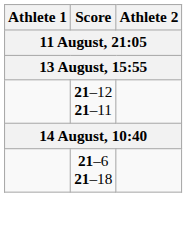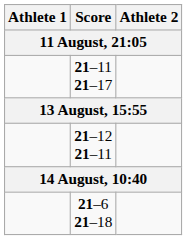+ row: (93, 76)
